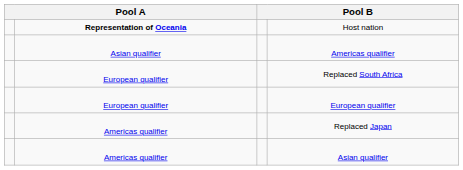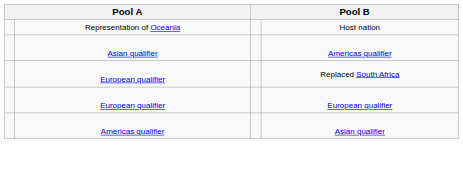(136, 27) bold -> (133, 27) normal
- row: (363, 126)
